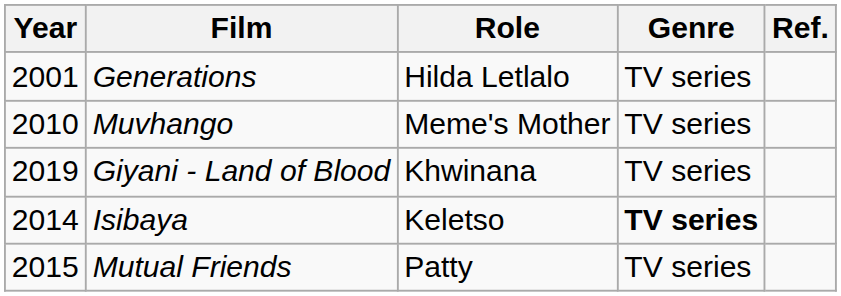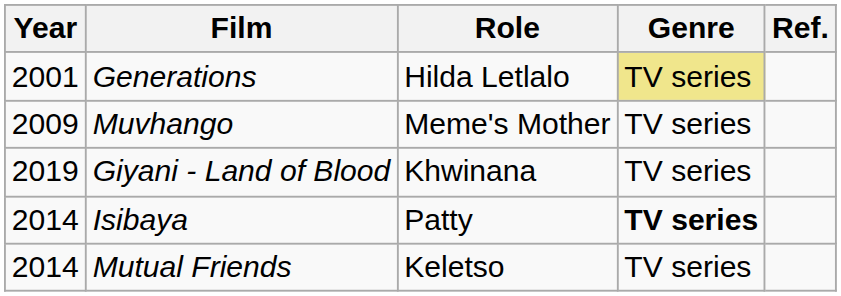(688, 76) no background -> (688, 76) khaki background
(45, 123) 2010 -> (45, 123) 2009
(454, 219) Keletso -> (438, 219) Patty
(45, 266) 2015 -> (45, 266) 2014
(438, 266) Patty -> (454, 266) Keletso
